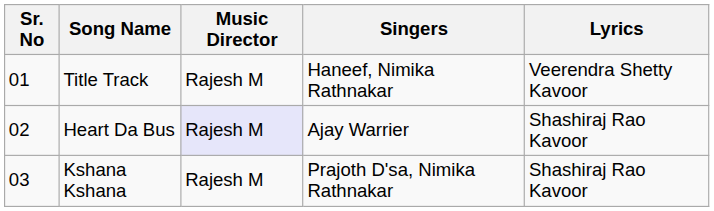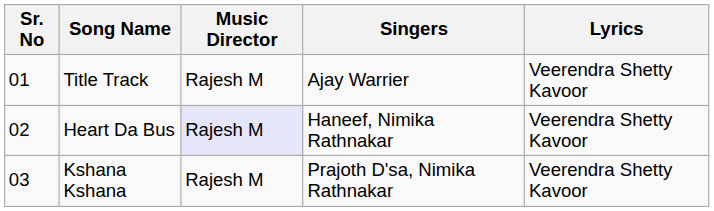(371, 79) Haneef, Nimika Rathnakar -> (358, 79) Ajay Warrier
(358, 130) Ajay Warrier -> (371, 130) Haneef, Nimika Rathnakar
(587, 130) Shashiraj Rao Kavoor -> (601, 130) Veerendra Shetty Kavoor
(587, 180) Shashiraj Rao Kavoor -> (601, 180) Veerendra Shetty Kavoor
